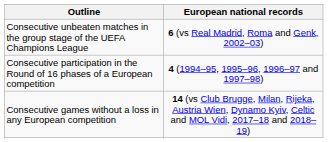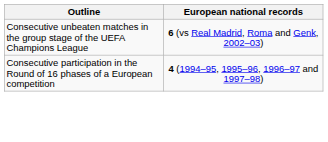- row: (83, 115)
